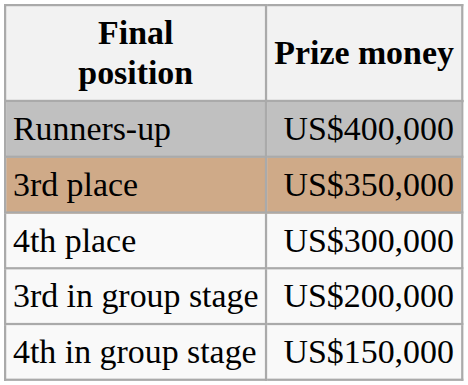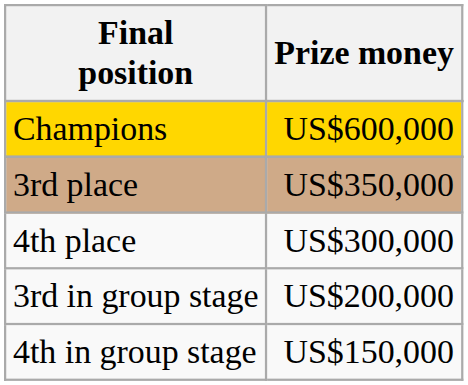+ row: (90, 128)
- row: (92, 128)
